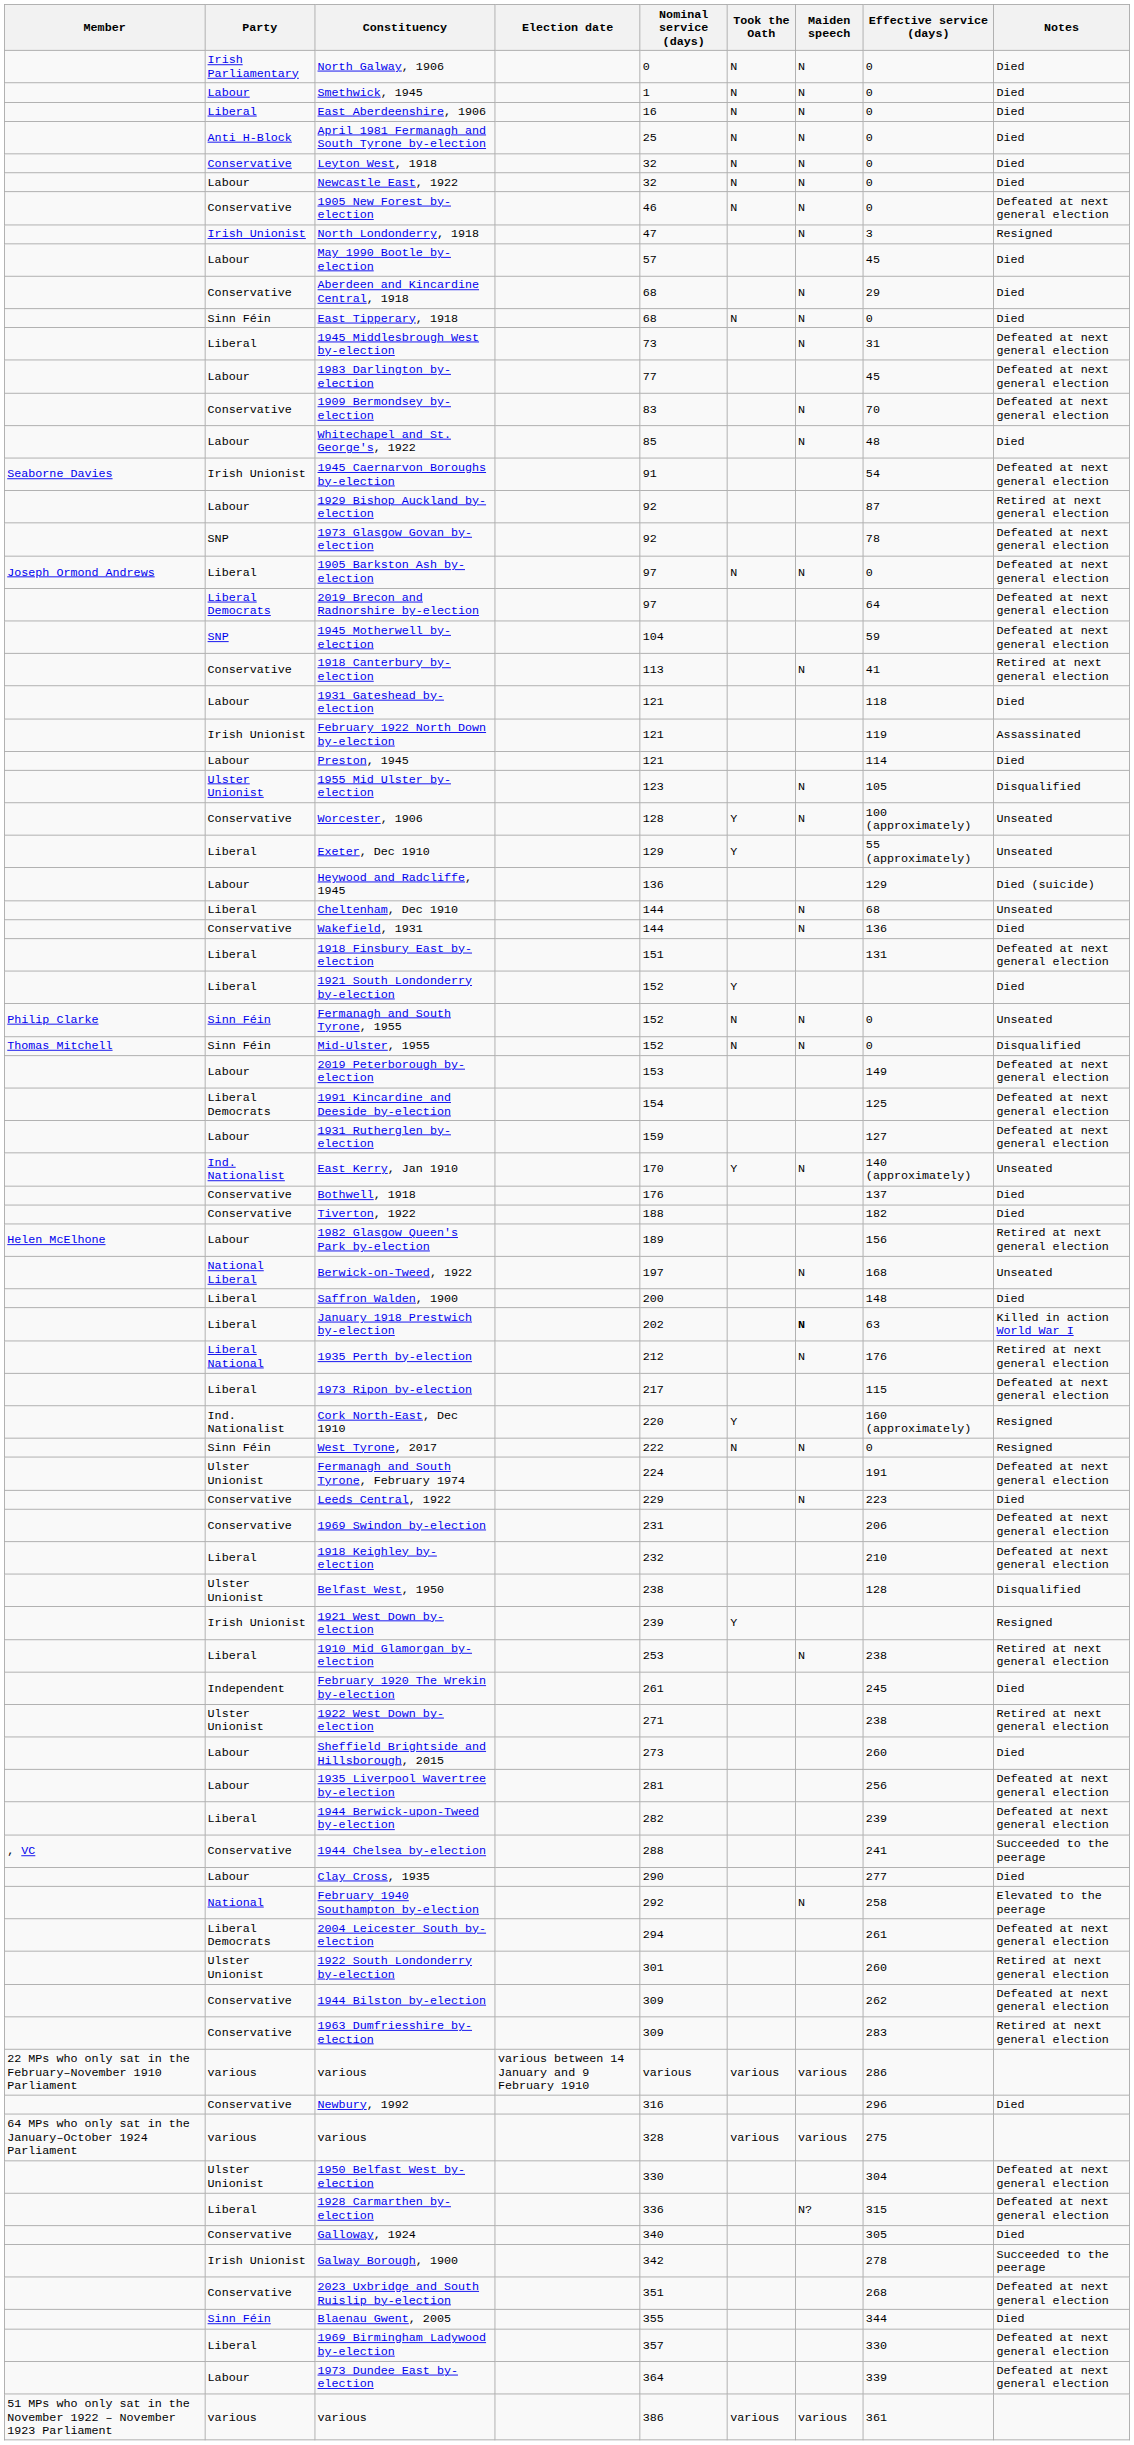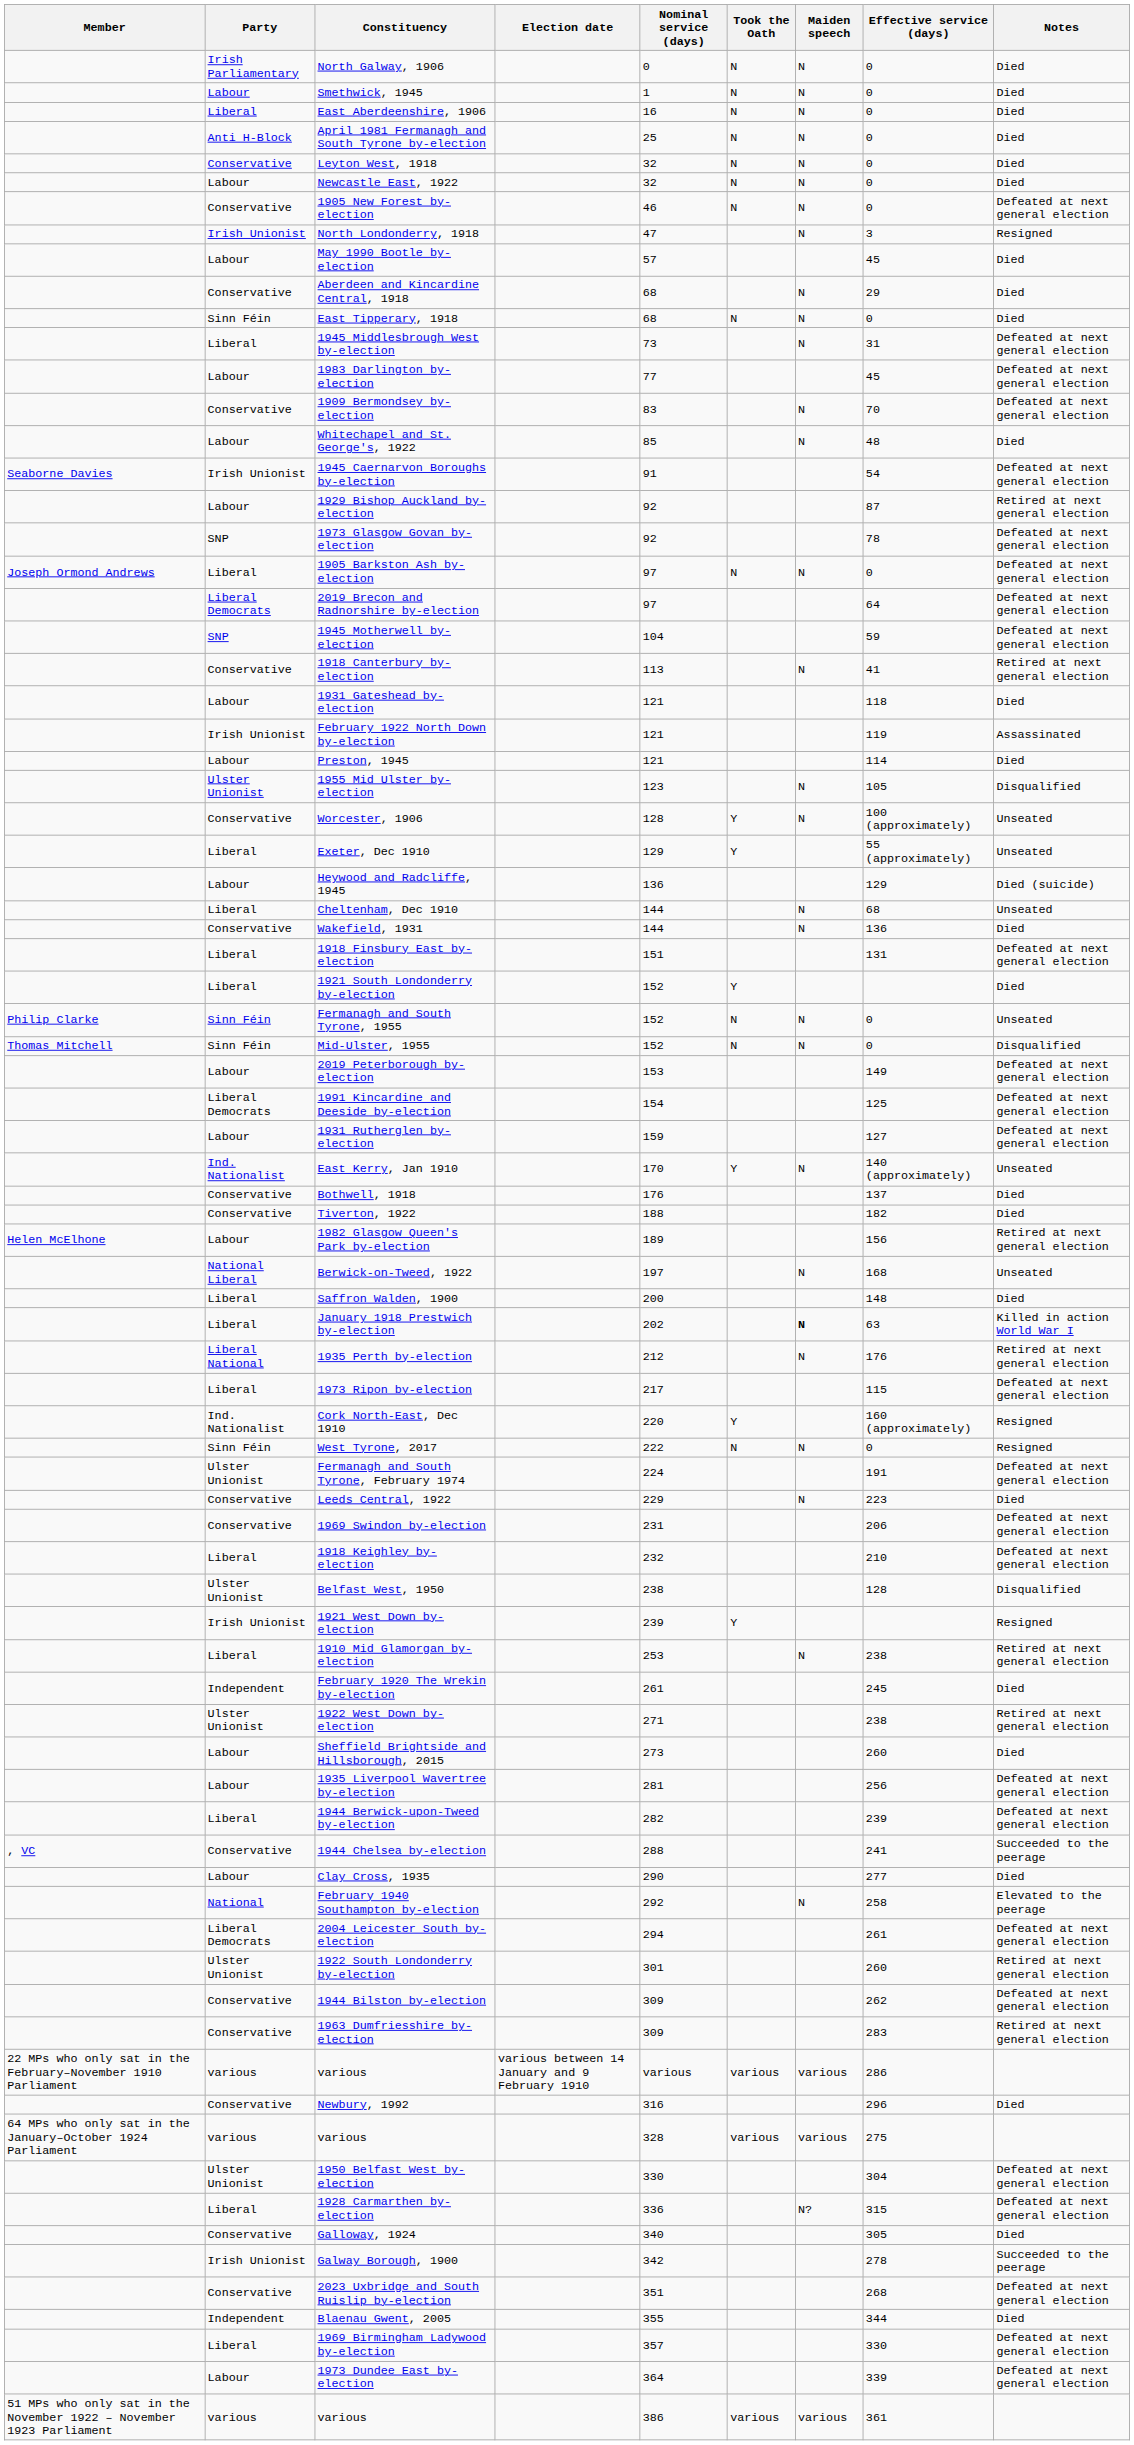(239, 2319) Sinn Féin -> (246, 2319) Independent
